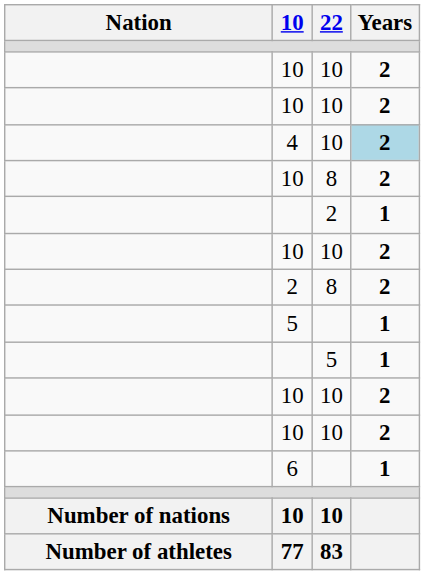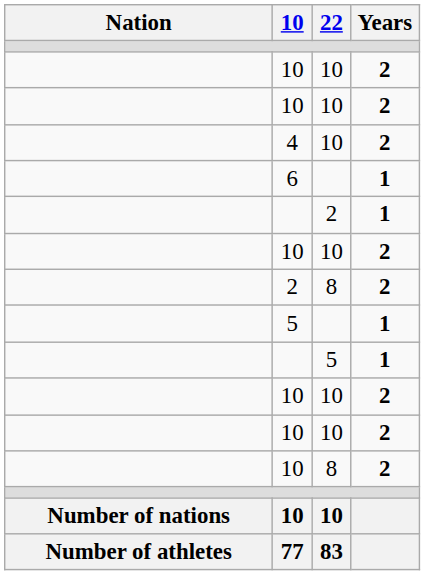(385, 142) lightblue background -> (385, 142) no background
rows swapped: (292, 178) <-> (292, 468)
